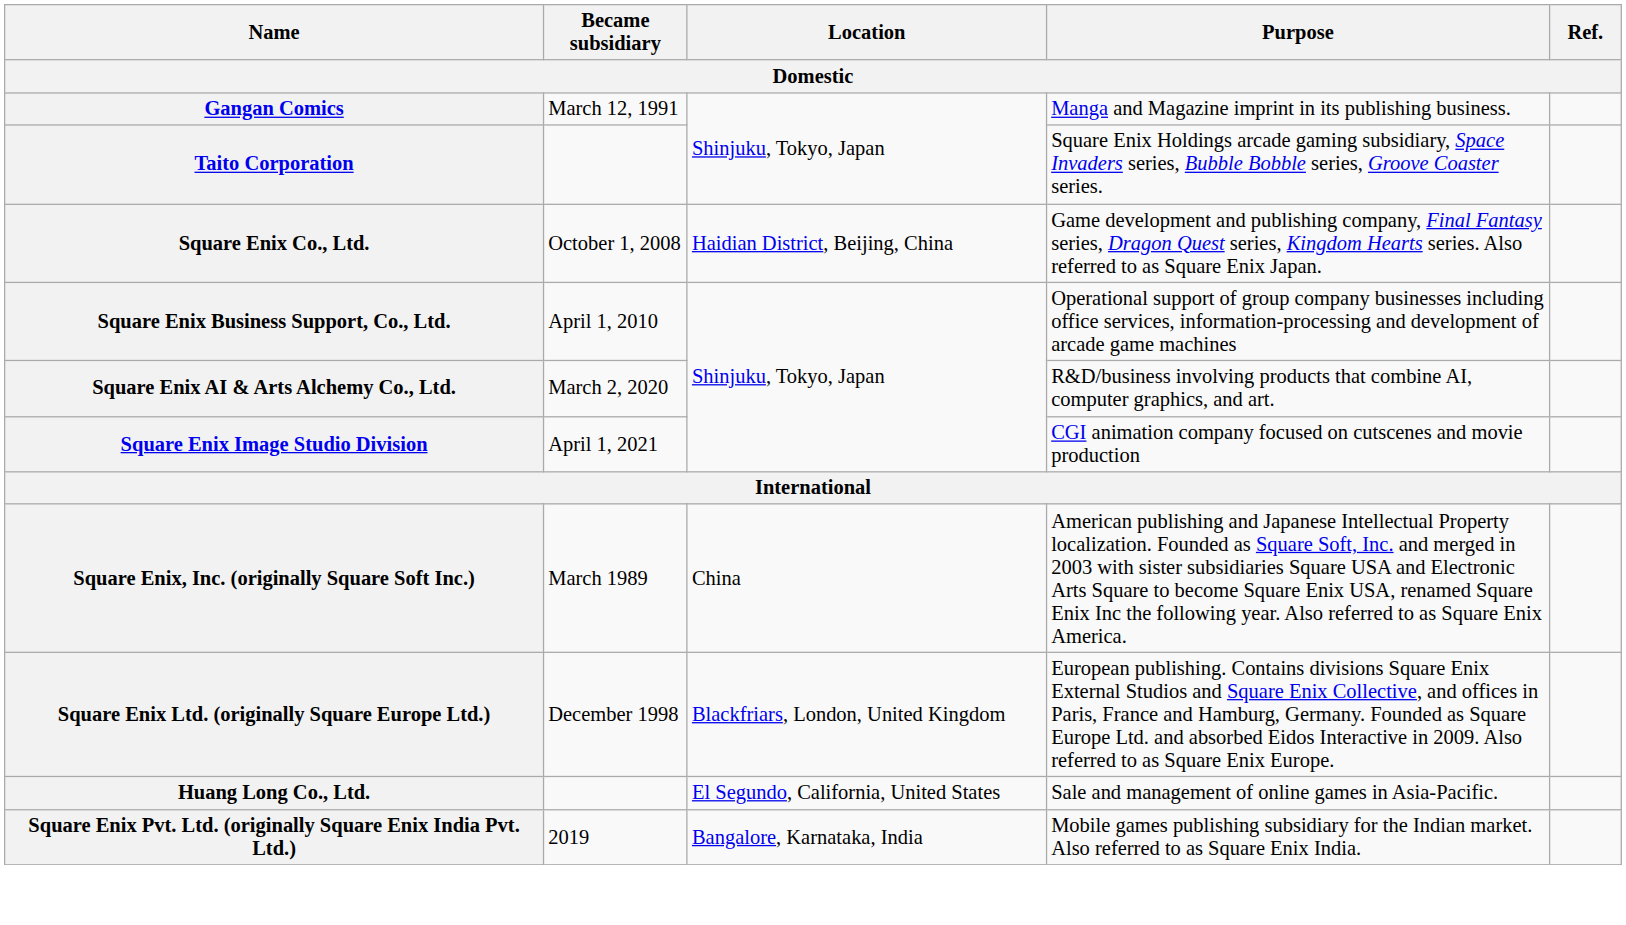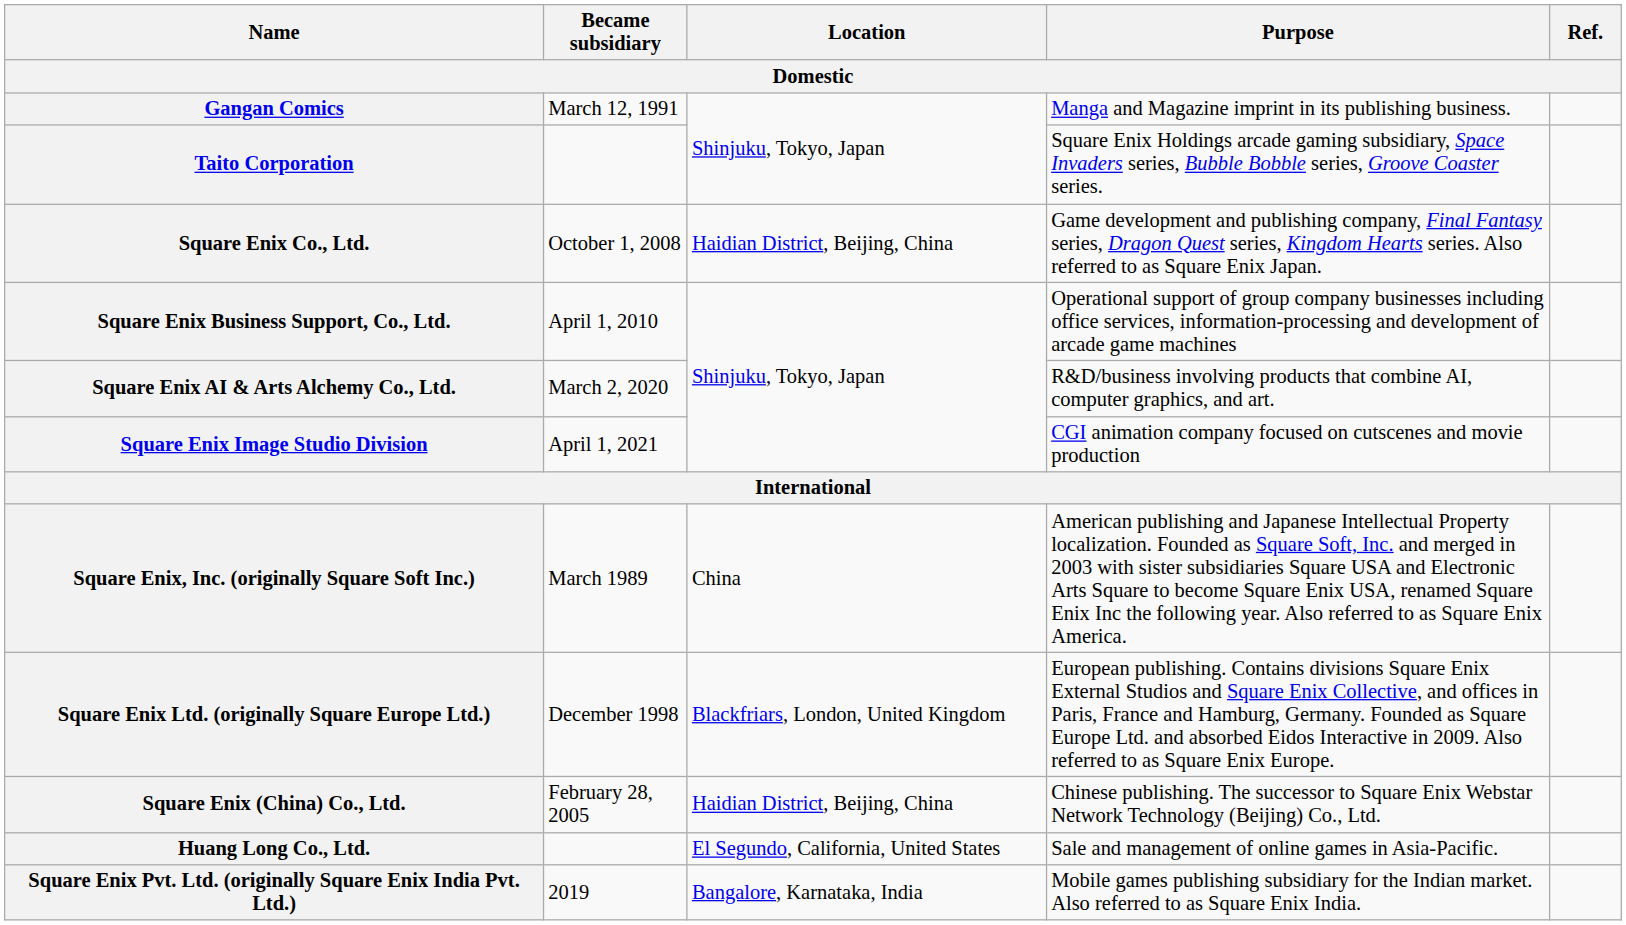+ row: (274, 804)
